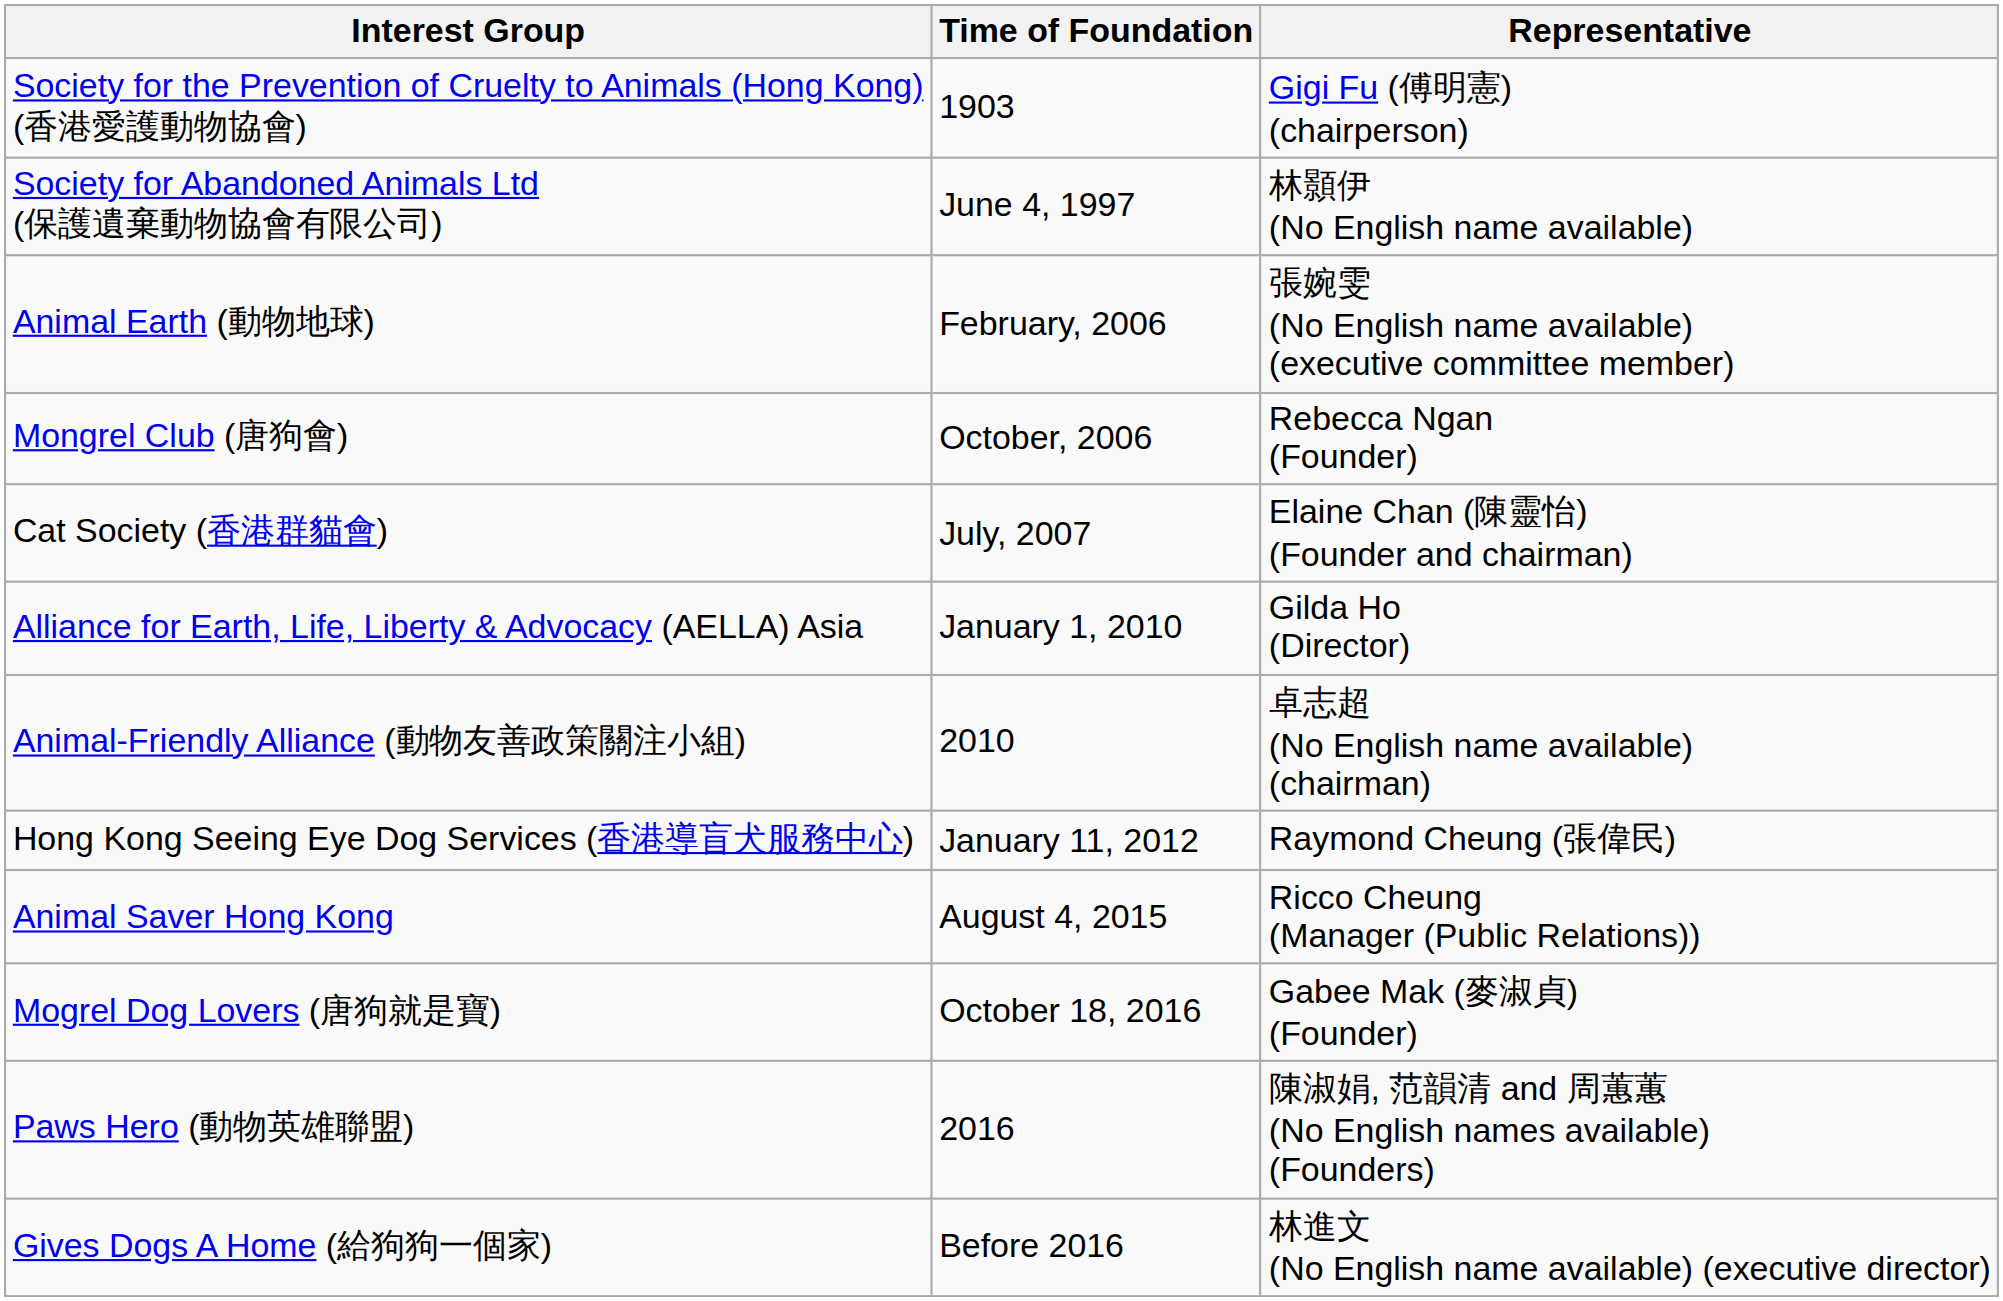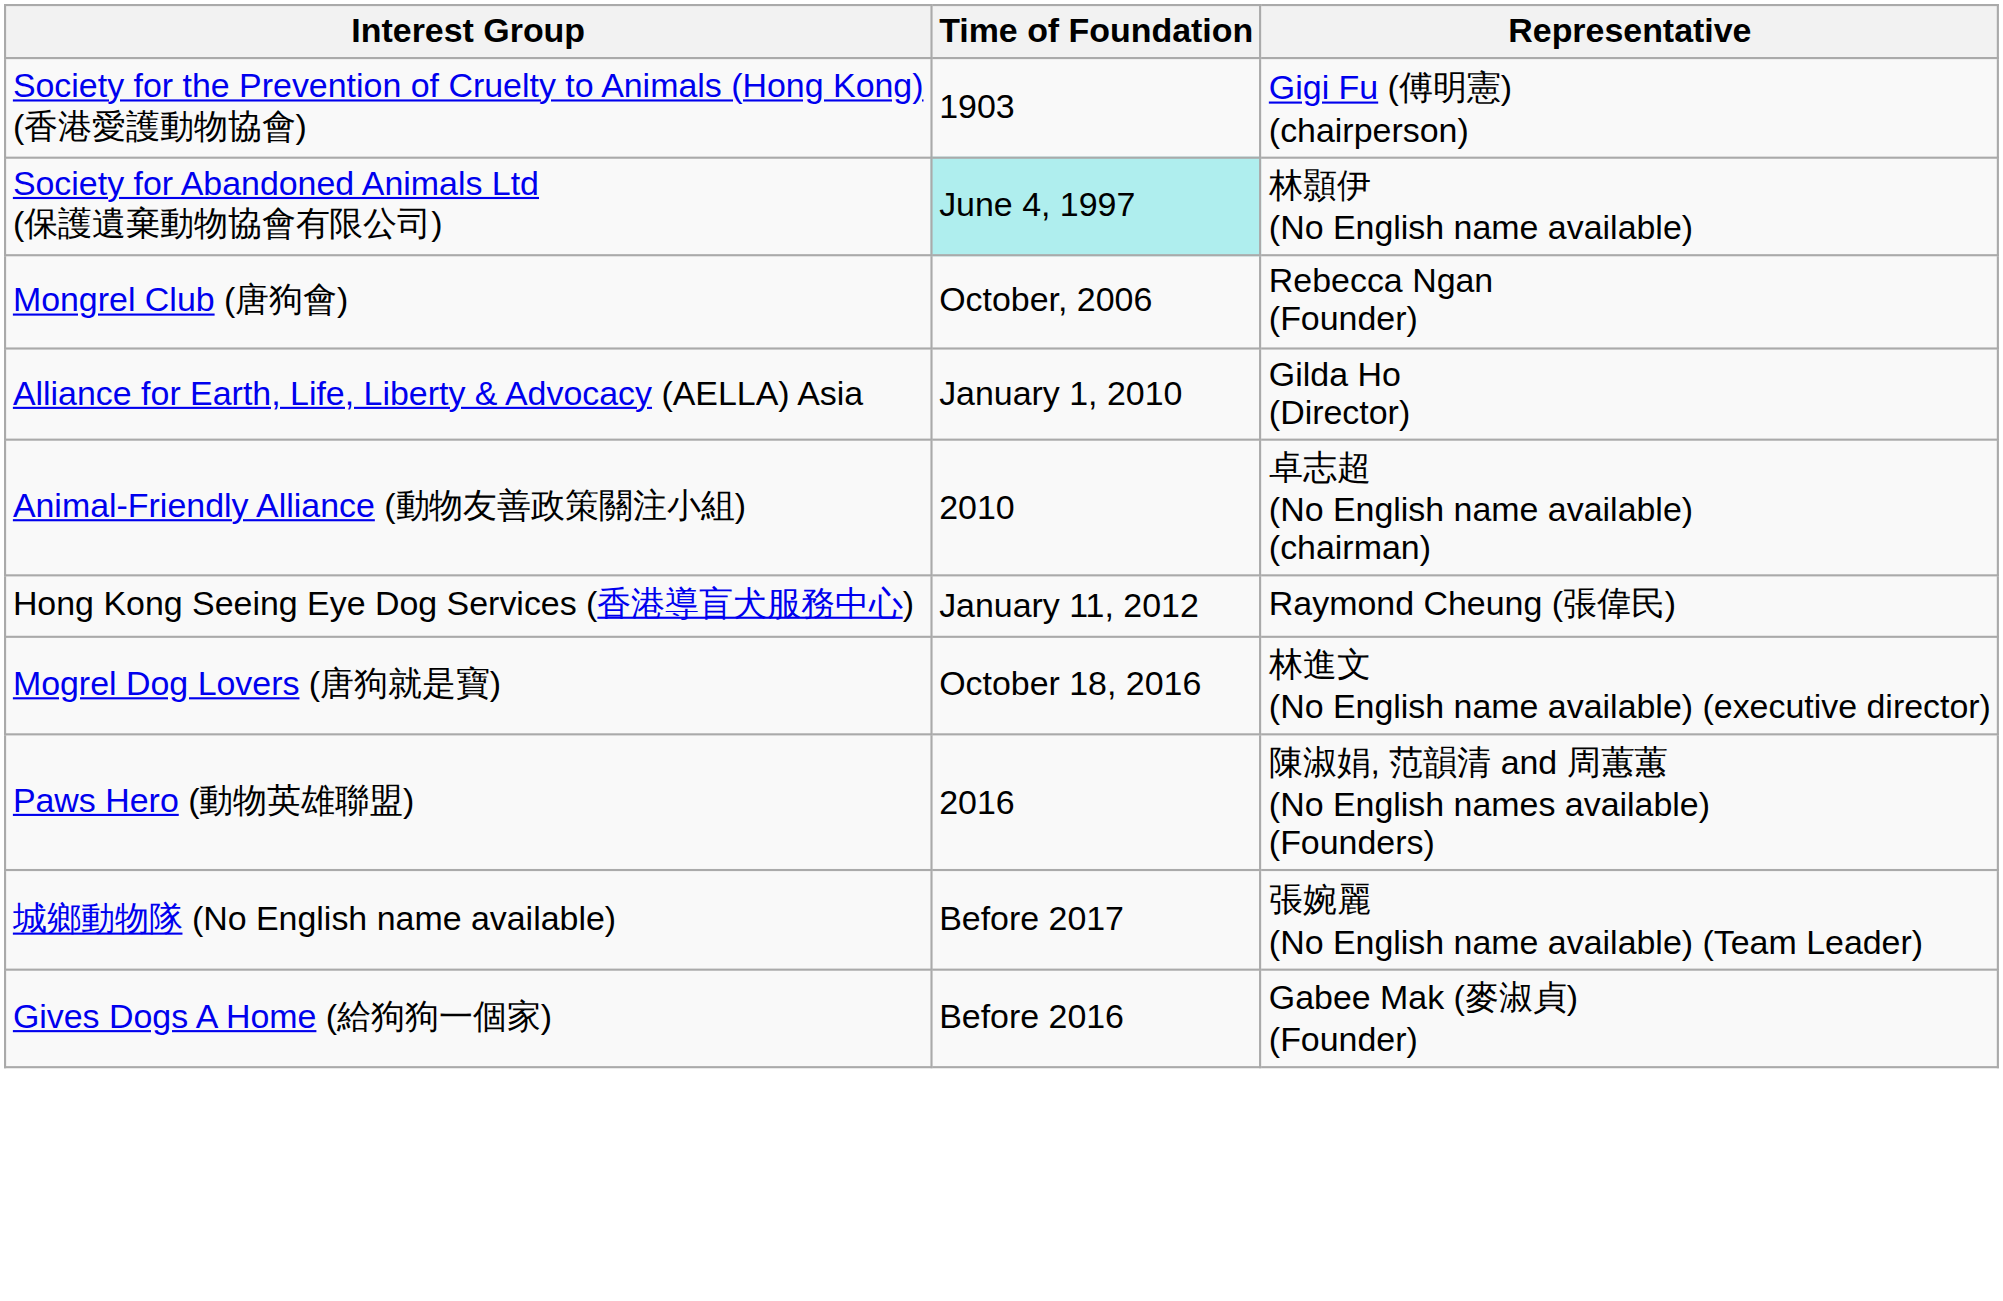(1037, 205) no background -> (1037, 205) paleturquoise background
- row: (194, 322)
- row: (200, 531)
- row: (203, 916)
(1423, 1012) Gabee Mak (麥淑貞) (Founder) -> (1630, 685) 林進文 (No English name available) (executive director)
+ row: (314, 918)
(1630, 1247) 林進文 (No English name available) (executive director) -> (1423, 1018) Gabee Mak (麥淑貞) (Founder)
